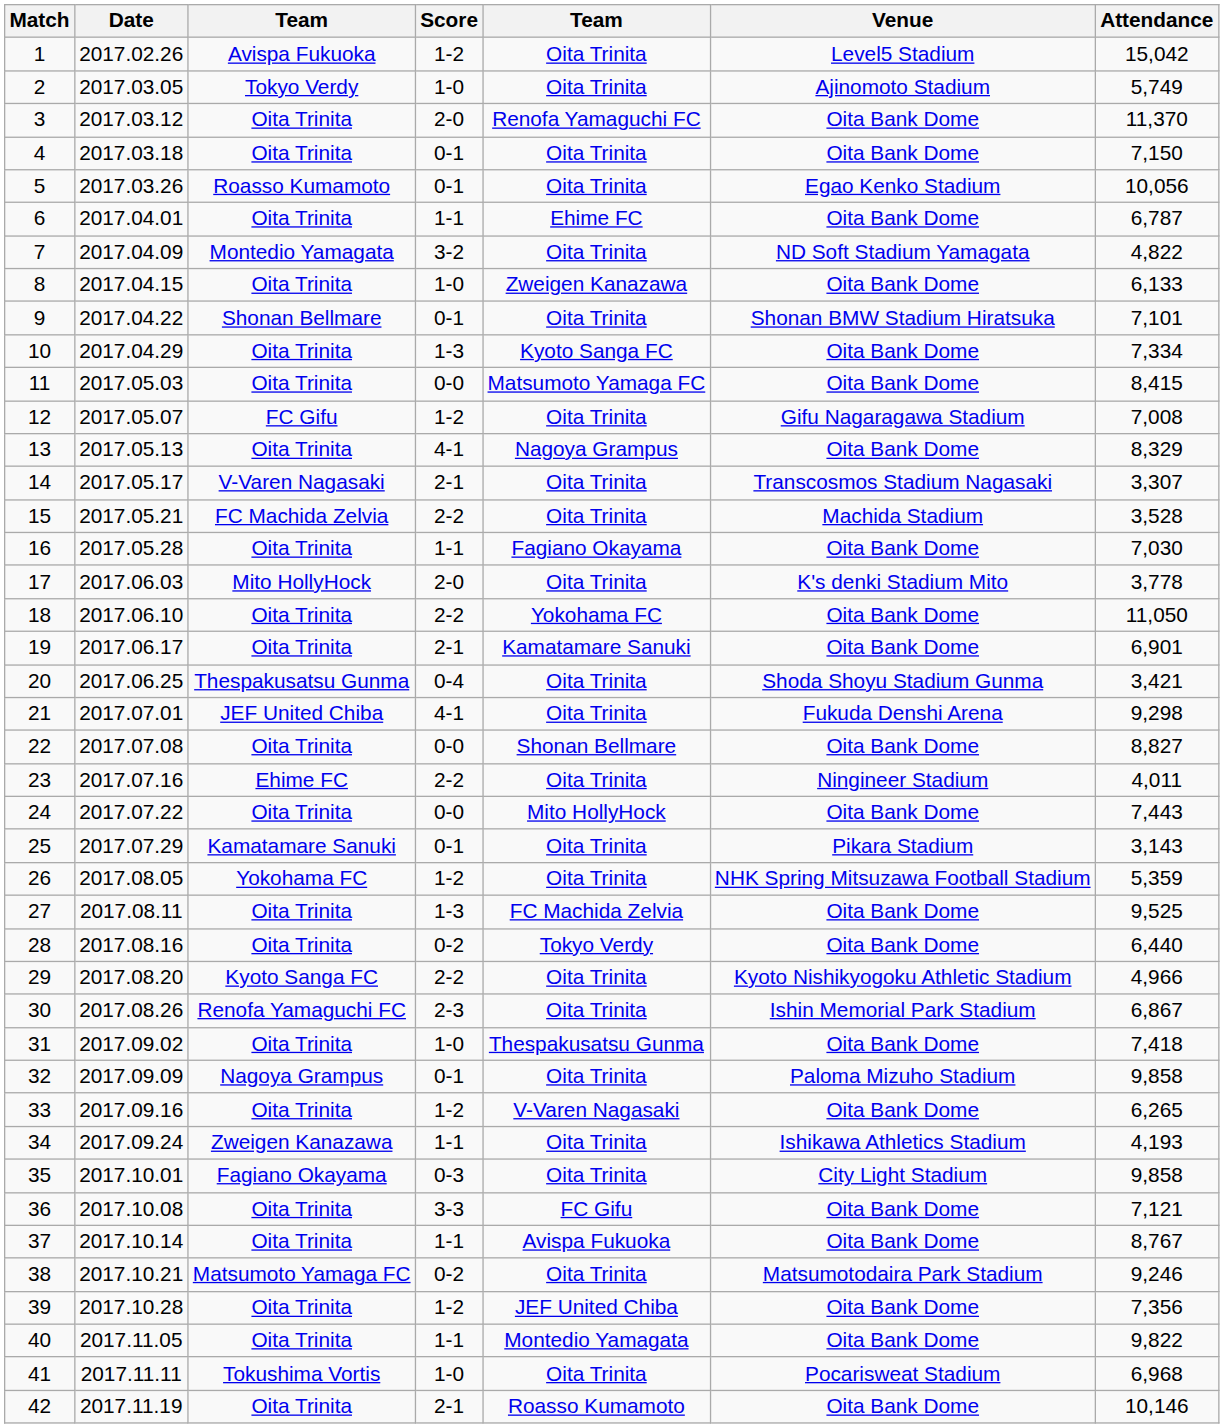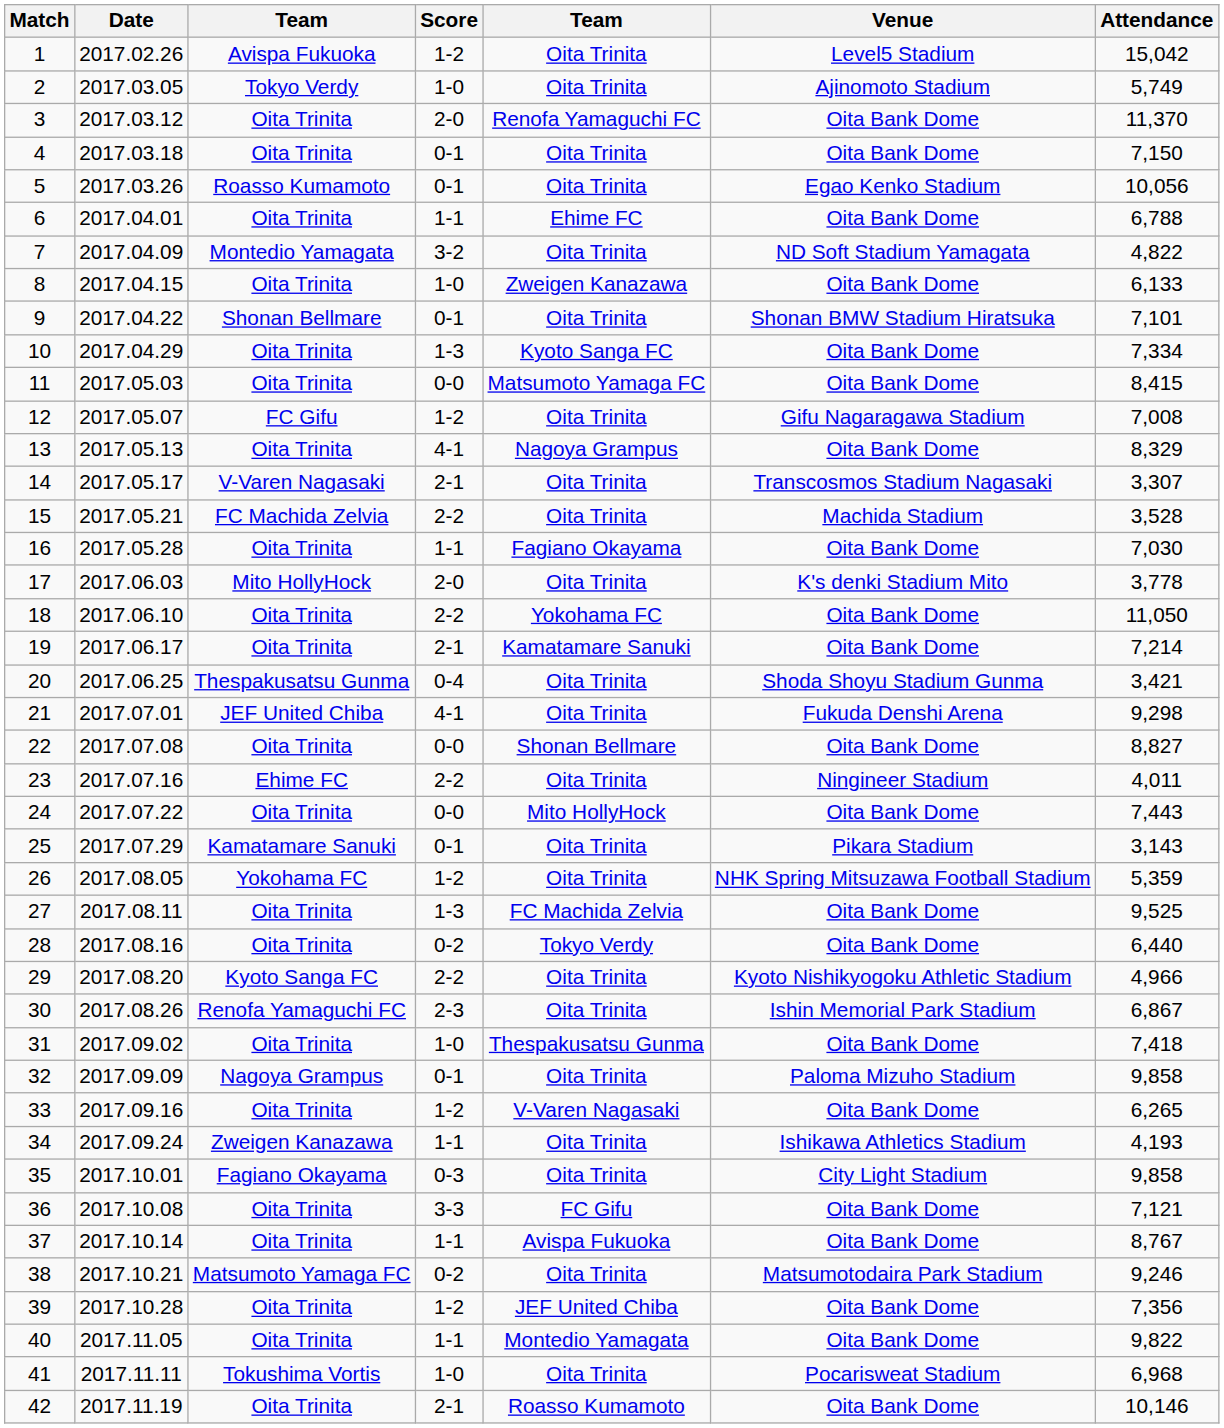(1157, 218) 6,787 -> (1157, 218) 6,788
(1157, 647) 6,901 -> (1157, 647) 7,214
